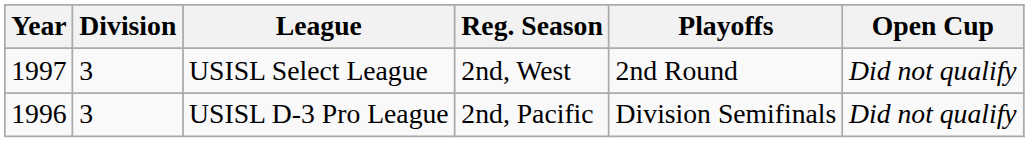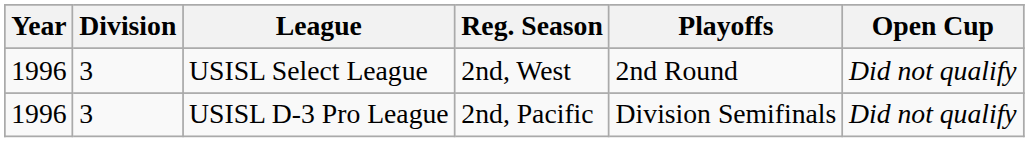(39, 70) 1997 -> (39, 70) 1996
